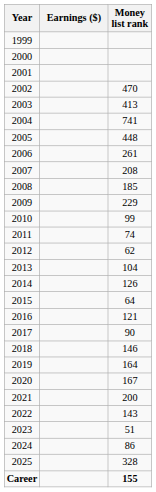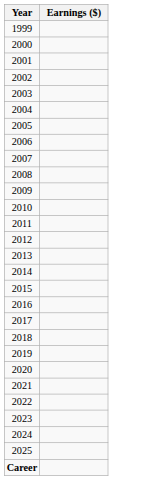- column: (130, 18)
